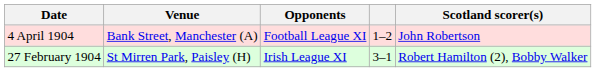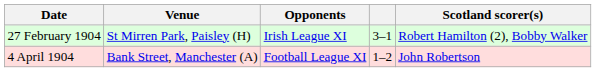rows swapped: (54, 56) <-> (41, 35)
